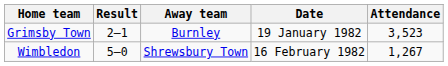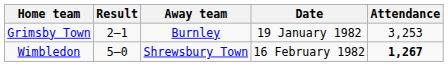(405, 33) 3,523 -> (405, 33) 3,253
(405, 52) normal -> (405, 52) bold
